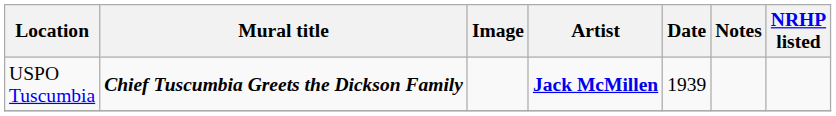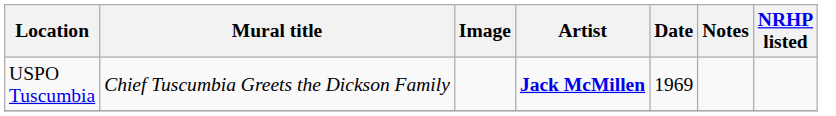(284, 83) bold -> (277, 83) normal
(687, 83) 1939 -> (674, 83) 1969
